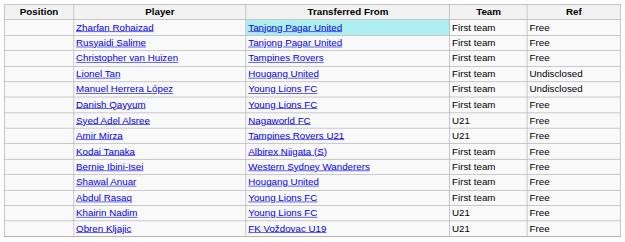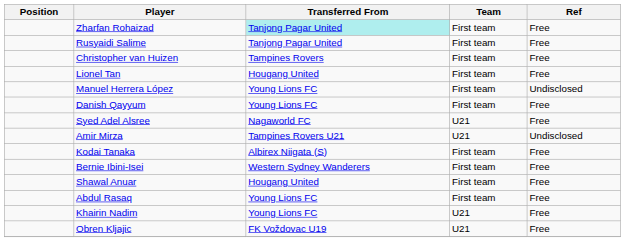(556, 74) Undisclosed -> (540, 74) Free
(540, 136) Free -> (556, 136) Undisclosed
